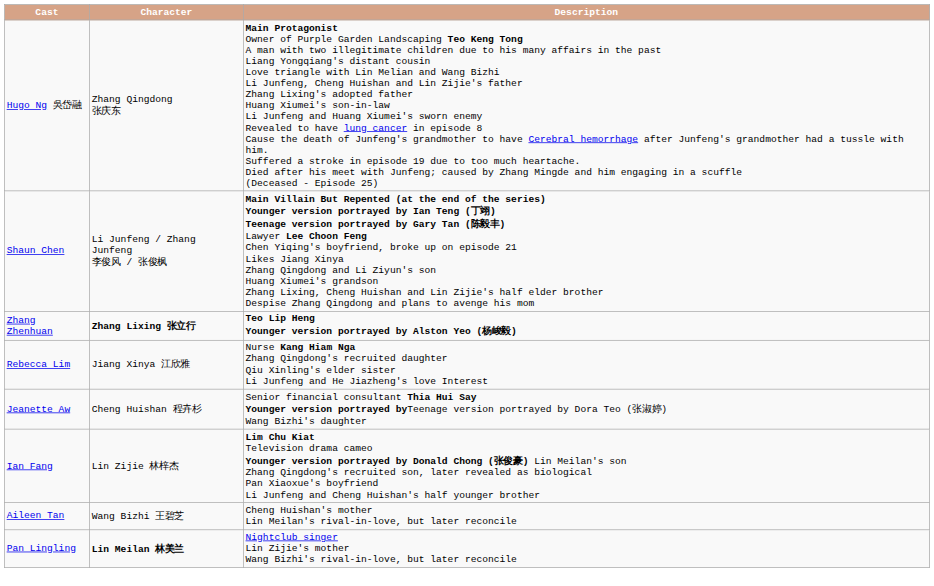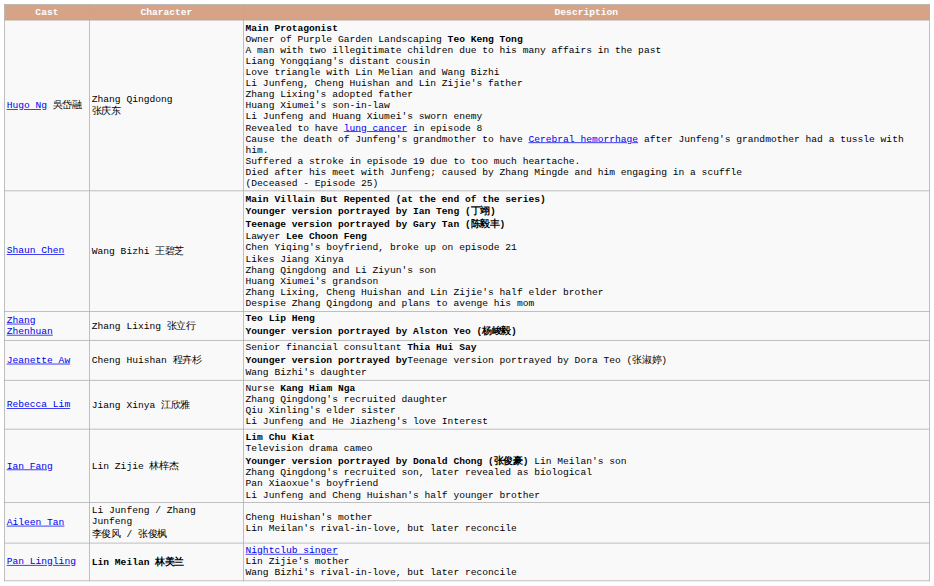(144, 251) Li Junfeng / Zhang Junfeng 李俊风 / 张俊枫 -> (138, 252) Wang Bizhi 王碧芝
(144, 326) bold -> (144, 326) normal
rows swapped: (38, 409) <-> (38, 365)
(138, 516) Wang Bizhi 王碧芝 -> (144, 522) Li Junfeng / Zhang Junfeng 李俊风 / 张俊枫
